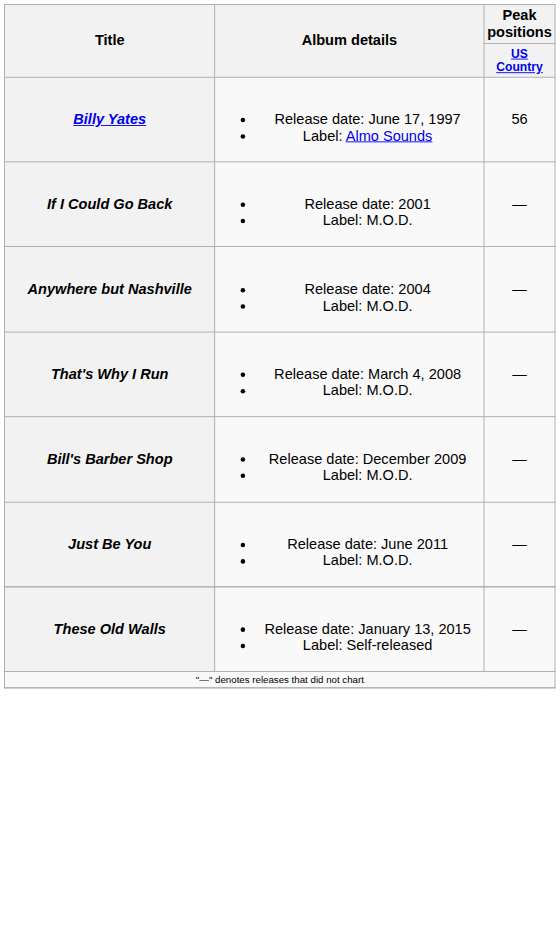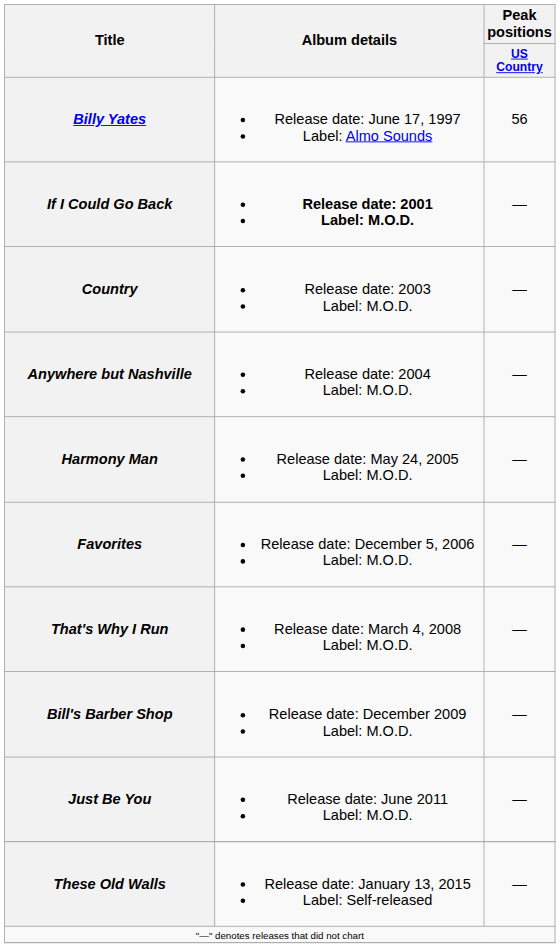(349, 213) normal -> (349, 213) bold
+ row: (110, 289)
+ row: (110, 459)
+ row: (110, 544)
